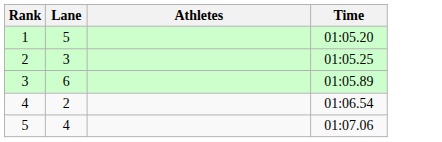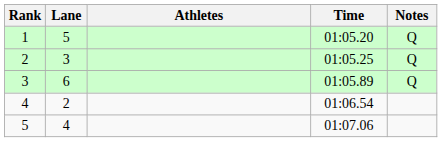+ column: (412, 15)
